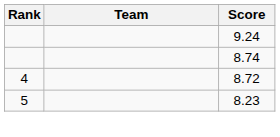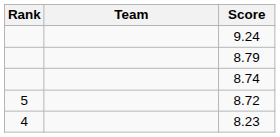+ row: (247, 57)
(24, 79) 4 -> (24, 100) 5
(24, 100) 5 -> (24, 121) 4
